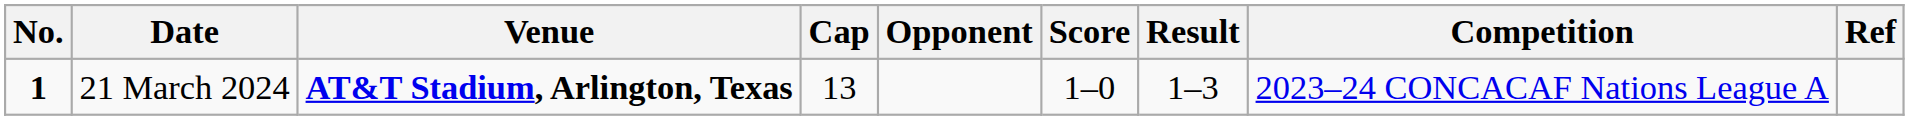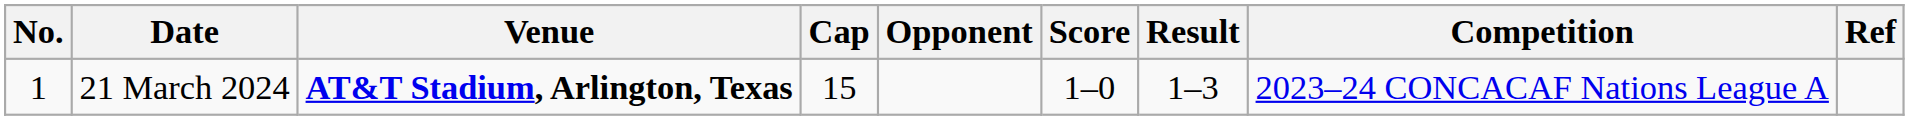(38, 86) bold -> (38, 86) normal
(839, 86) 13 -> (839, 86) 15
